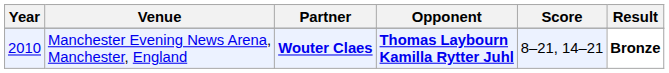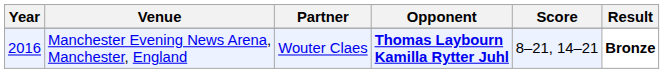(24, 48) 2010 -> (24, 48) 2016
(325, 48) bold -> (323, 48) normal
